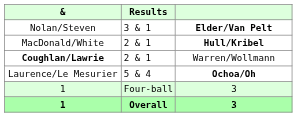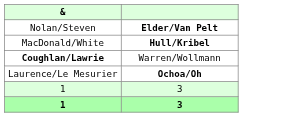- column: (148, 12)
